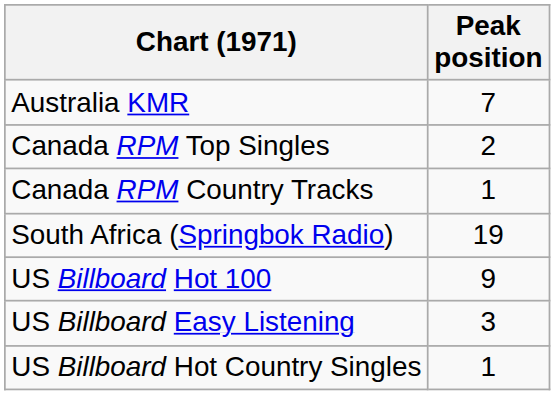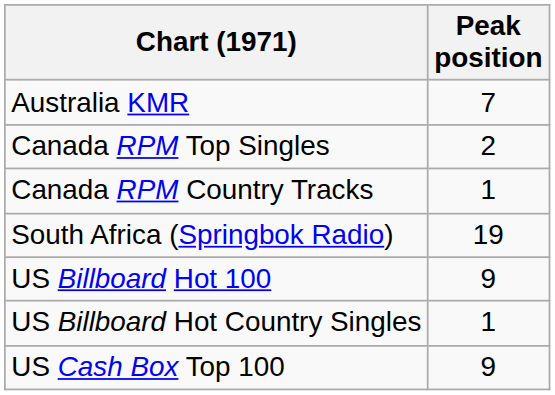- row: (183, 322)
+ row: (148, 366)
